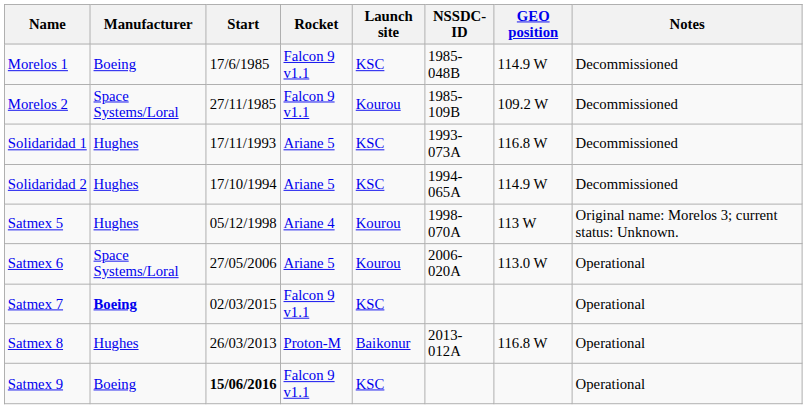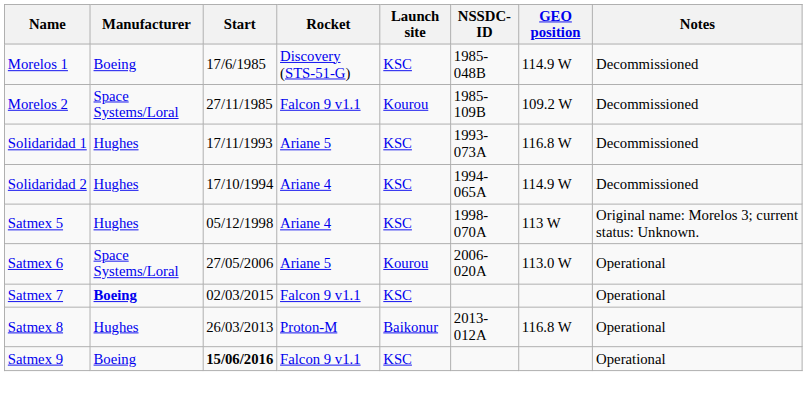(309, 64) Falcon 9 v1.1 -> (315, 64) Discovery (STS-51-G)
(309, 184) Ariane 5 -> (306, 184) Ariane 4
(378, 223) Kourou -> (398, 223) KSC
